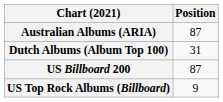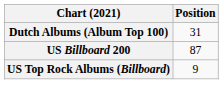- row: (89, 32)
